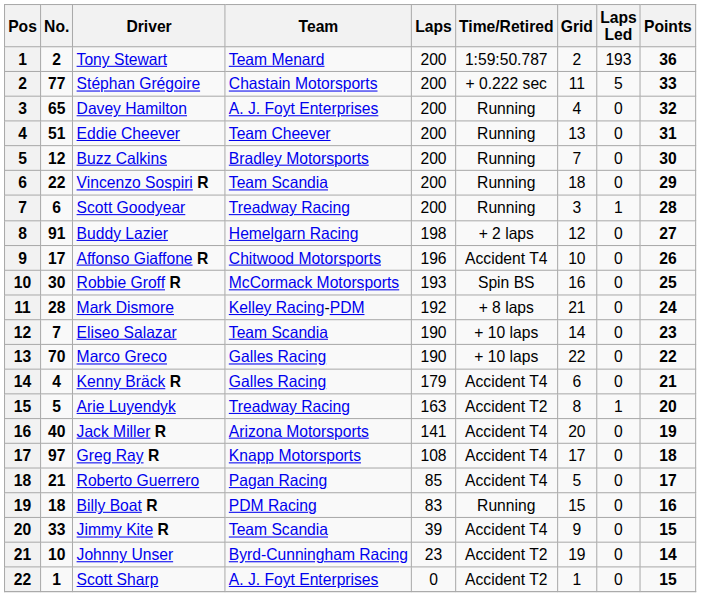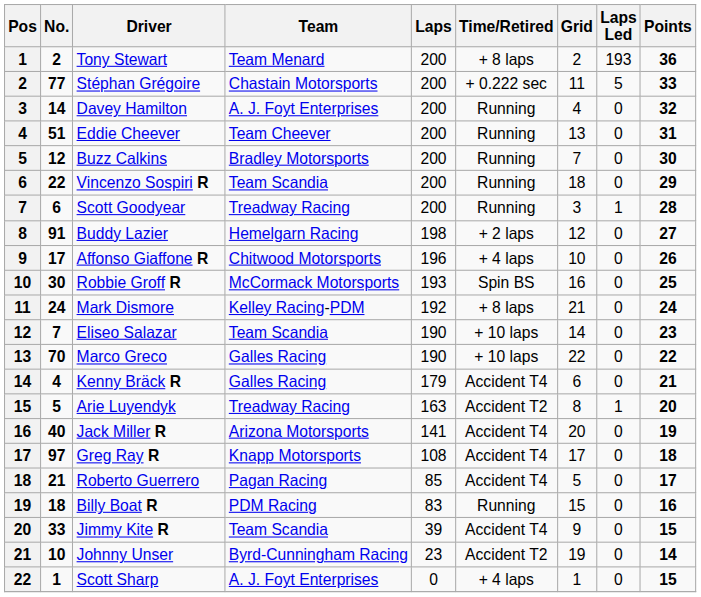(506, 59) 1:59:50.787 -> (506, 59) + 8 laps
(57, 109) 65 -> (57, 109) 14
(506, 258) Accident T4 -> (506, 258) + 4 laps
(57, 307) 28 -> (57, 307) 24
(506, 580) Accident T2 -> (506, 580) + 4 laps
